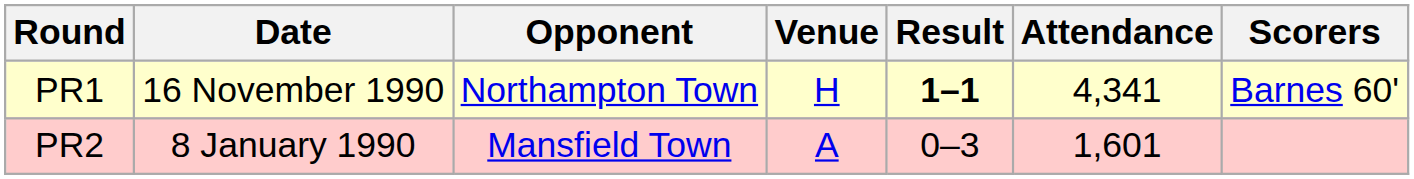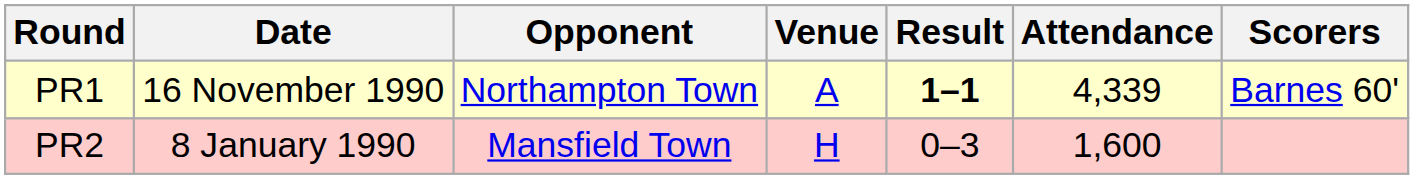(827, 88) H -> (827, 88) A
(1117, 88) 4,341 -> (1117, 88) 4,339
(827, 145) A -> (827, 145) H
(1117, 145) 1,601 -> (1117, 145) 1,600
